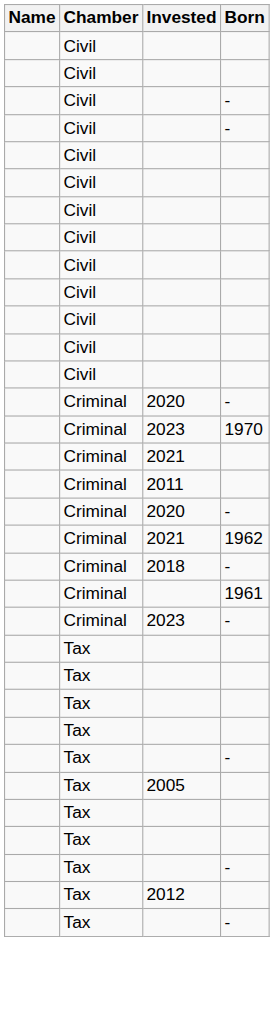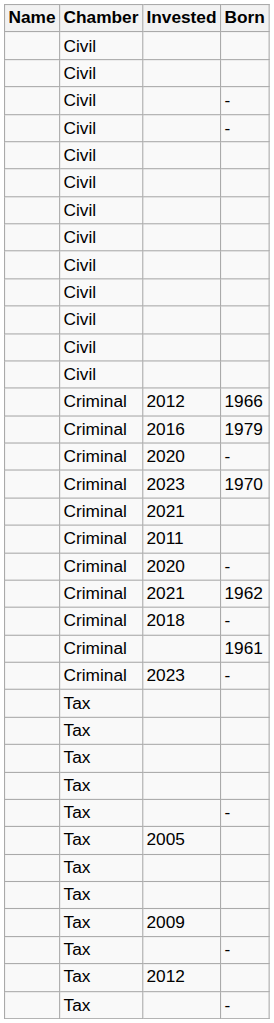+ row: (166, 401)
+ row: (166, 429)
+ row: (166, 922)
